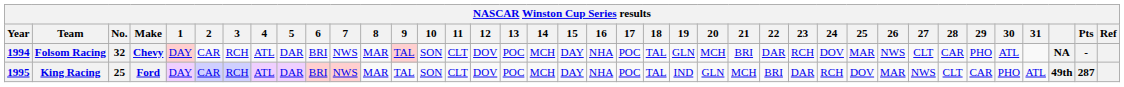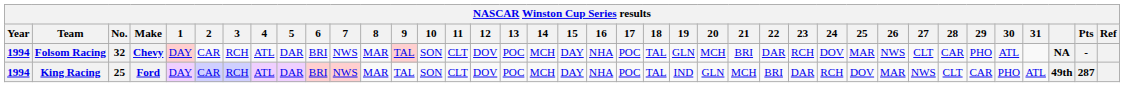(18, 72) 1995 -> (18, 72) 1994
